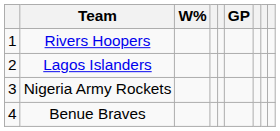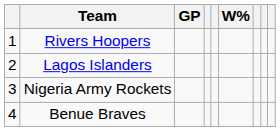columns swapped: (239, 16) <-> (192, 16)
